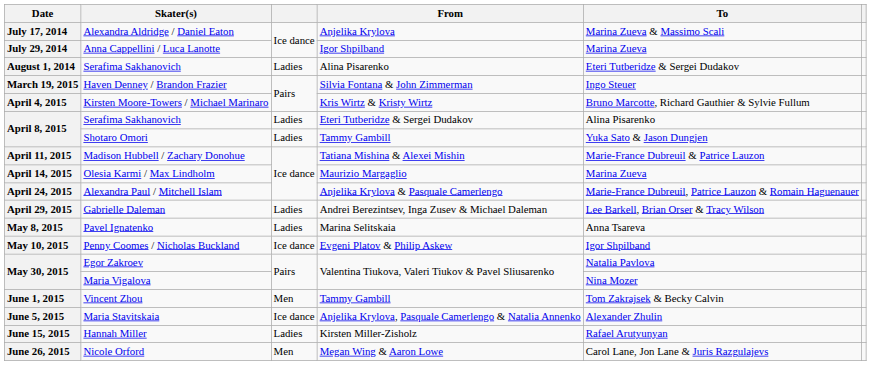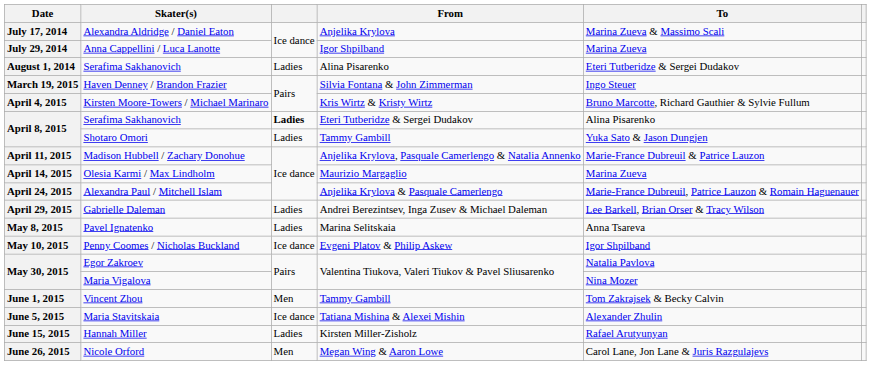(288, 120) normal -> (289, 120) bold
(392, 156) Tatiana Mishina & Alexei Mishin -> (450, 156) Anjelika Krylova, Pasquale Camerlengo & Natalia Annenko
(450, 316) Anjelika Krylova, Pasquale Camerlengo & Natalia Annenko -> (392, 316) Tatiana Mishina & Alexei Mishin
